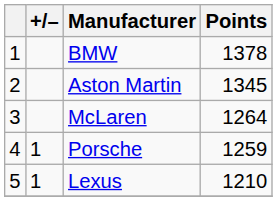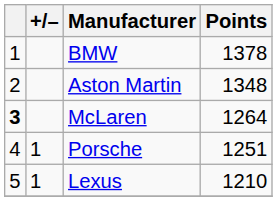(245, 85) 1345 -> (245, 85) 1348
(15, 117) normal -> (15, 117) bold
(245, 149) 1259 -> (245, 149) 1251
